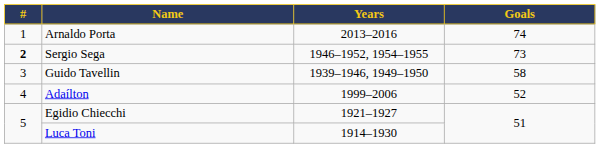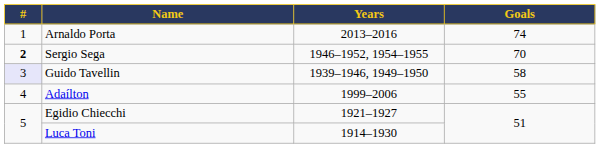(520, 53) 73 -> (520, 53) 70
(23, 73) no background -> (23, 73) lavender background
(520, 93) 52 -> (520, 93) 55
